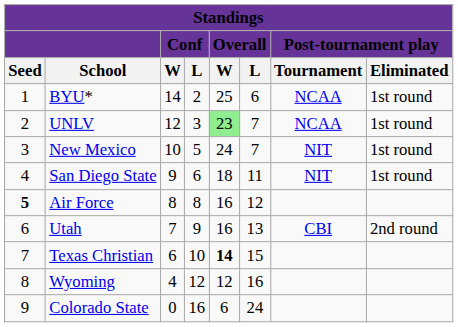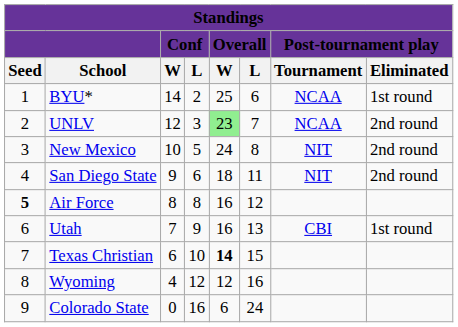(401, 123) 1st round -> (404, 123) 2nd round
(255, 149) 7 -> (255, 149) 8
(401, 149) 1st round -> (404, 149) 2nd round
(401, 176) 1st round -> (404, 176) 2nd round
(404, 228) 2nd round -> (401, 228) 1st round
